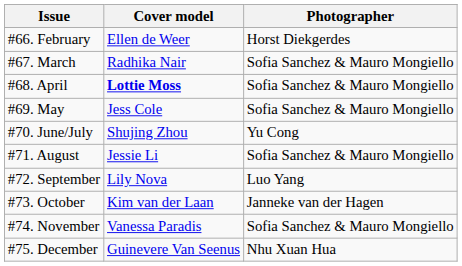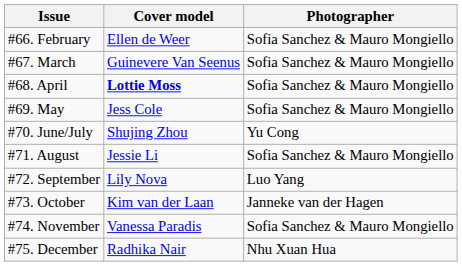(299, 39) Horst Diekgerdes -> (350, 39) Sofia Sanchez & Mauro Mongiello
(146, 62) Radhika Nair -> (174, 62) Guinevere Van Seenus
(174, 249) Guinevere Van Seenus -> (146, 249) Radhika Nair
